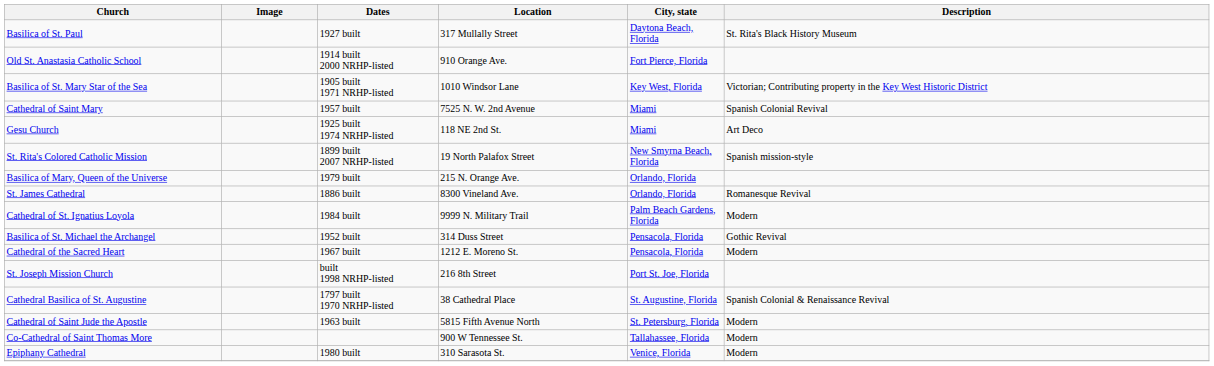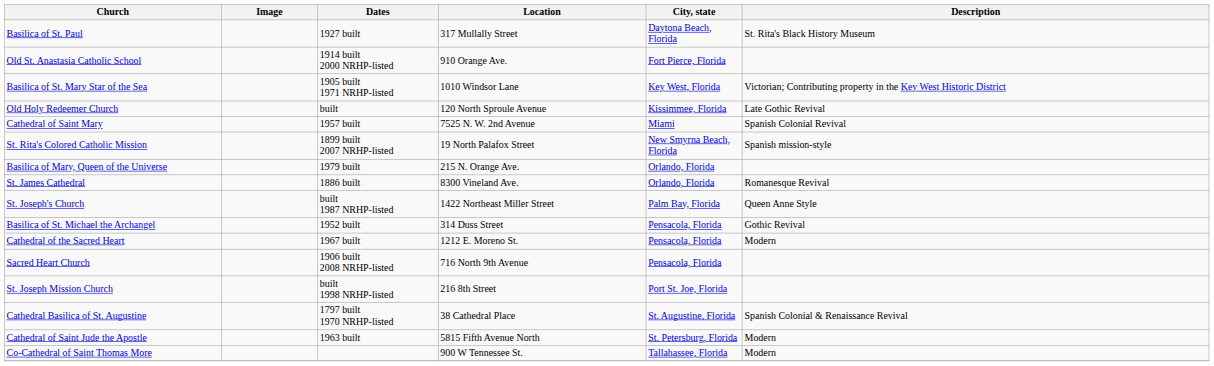+ row: (62, 108)
- row: (33, 130)
+ row: (45, 204)
- row: (70, 215)
+ row: (48, 262)
- row: (46, 353)
